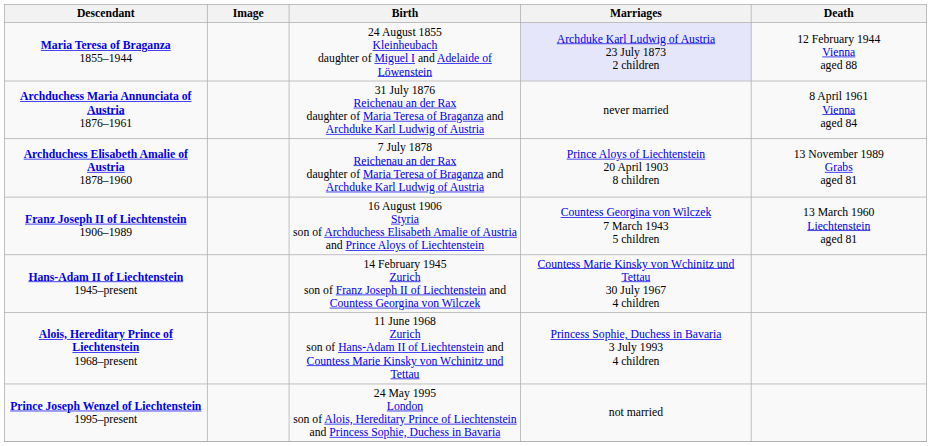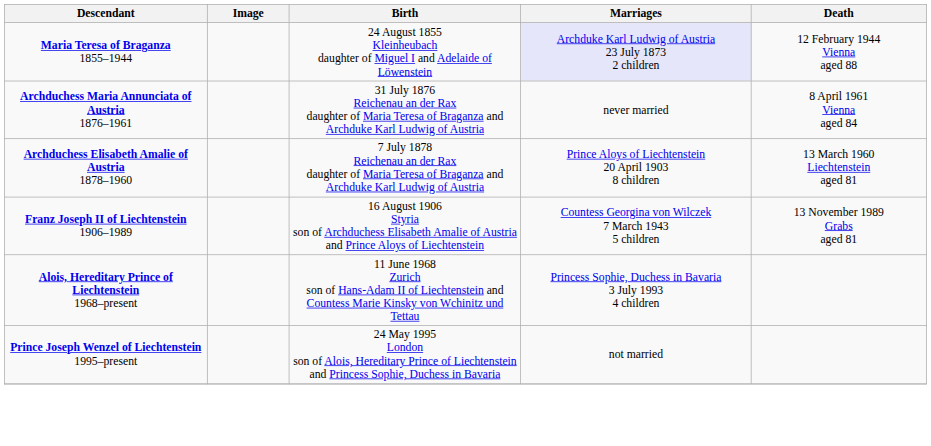(839, 167) 13 November 1989 Grabs aged 81 -> (839, 167) 13 March 1960 Liechtenstein aged 81
(839, 225) 13 March 1960 Liechtenstein aged 81 -> (839, 225) 13 November 1989 Grabs aged 81
- row: (106, 283)
